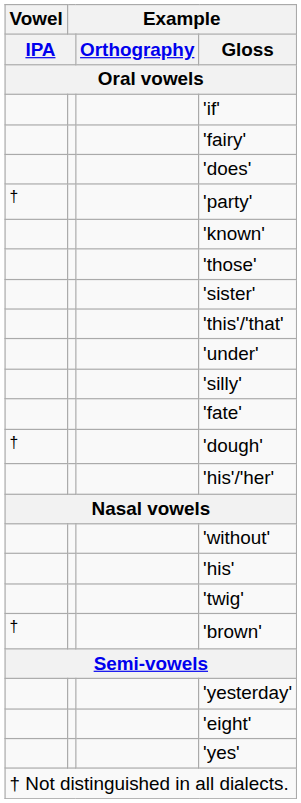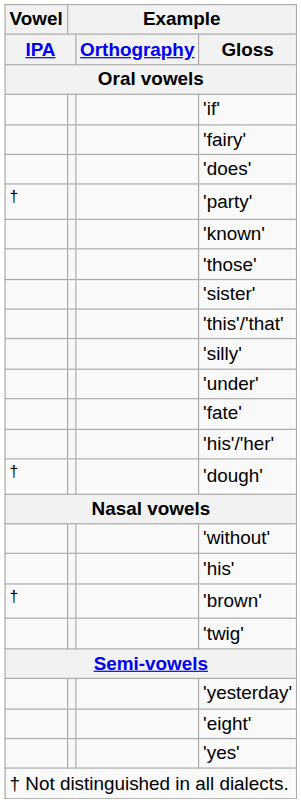rows swapped: (231, 353) <-> (222, 383)
rows swapped: (239, 478) <-> (233, 446)
rows swapped: (223, 598) <-> (232, 631)
